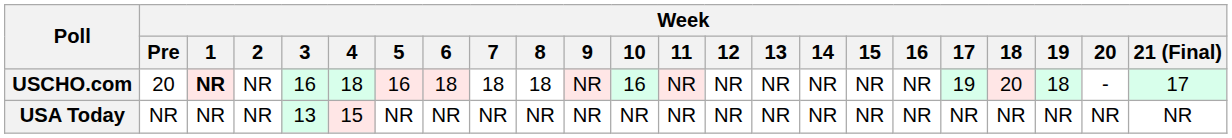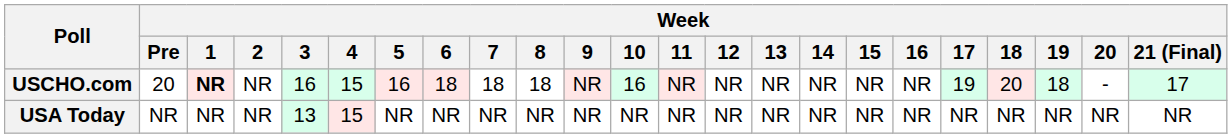(352, 84) 18 -> (352, 84) 15
